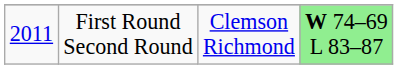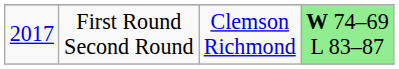(31, 34) 2011 -> (32, 34) 2017
